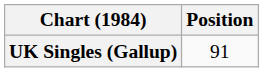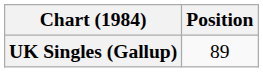(220, 50) 91 -> (220, 50) 89
